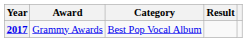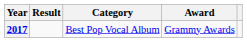columns swapped: (68, 12) <-> (221, 12)
